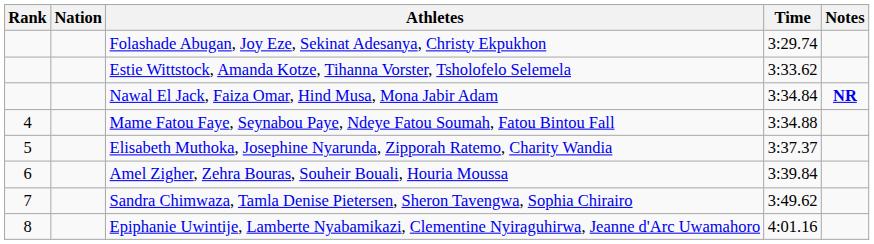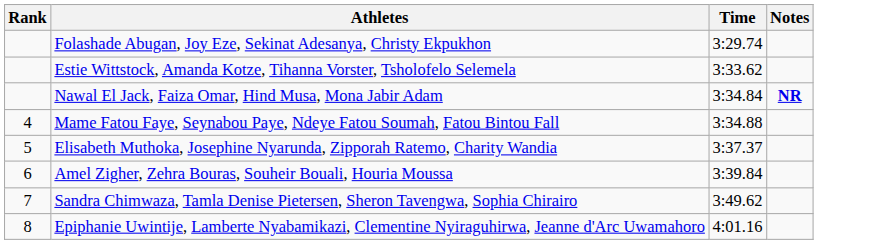- column: (78, 17)
